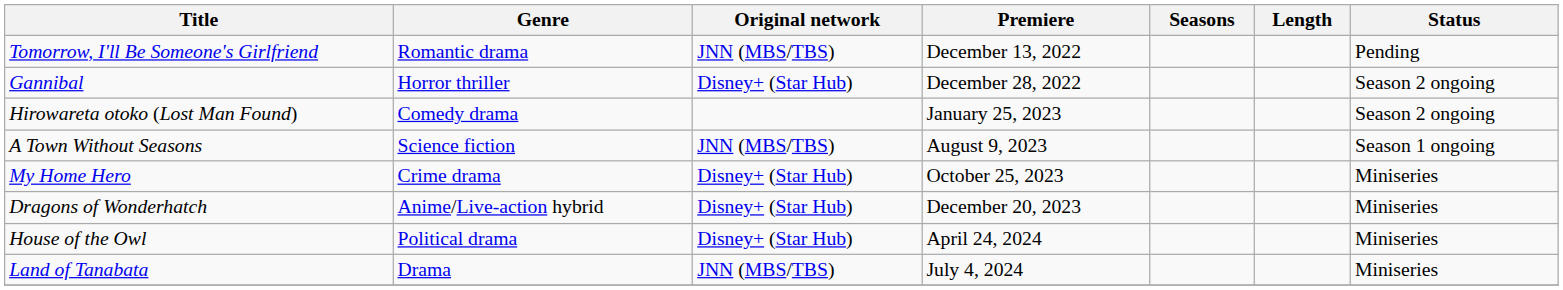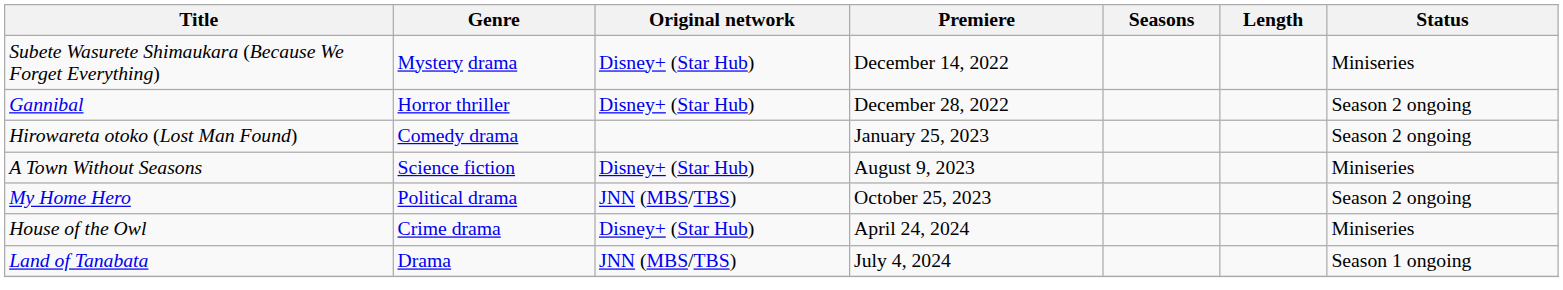- row: (164, 51)
+ row: (176, 62)
(766, 144) JNN (MBS/TBS) -> (677, 167) Disney+ (Star Hub)
(1425, 144) Season 1 ongoing -> (1373, 167) Miniseries
(449, 176) Crime drama -> (457, 198) Political drama
(775, 176) Disney+ (Star Hub) -> (668, 198) JNN (MBS/TBS)
(1397, 176) Miniseries -> (1401, 198) Season 2 ongoing
- row: (108, 207)
(457, 238) Political drama -> (449, 229) Crime drama
(1397, 269) Miniseries -> (1401, 260) Season 1 ongoing
